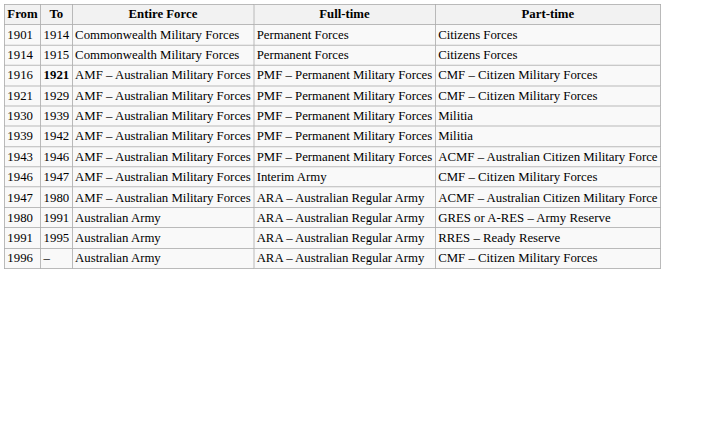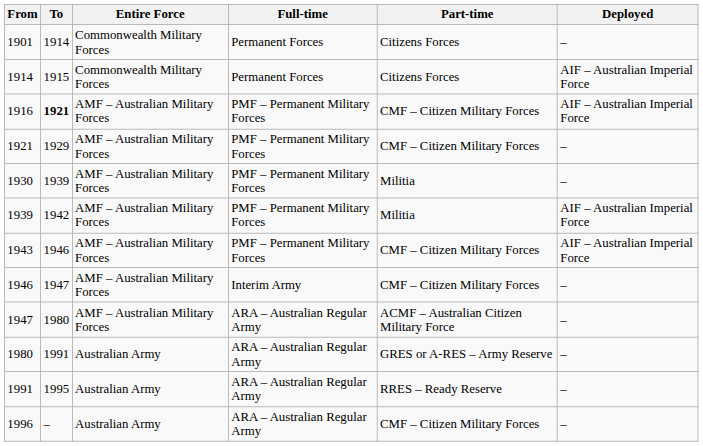+ column: (628, 14)
(548, 156) ACMF – Australian Citizen Military Force -> (460, 250) CMF – Citizen Military Forces
